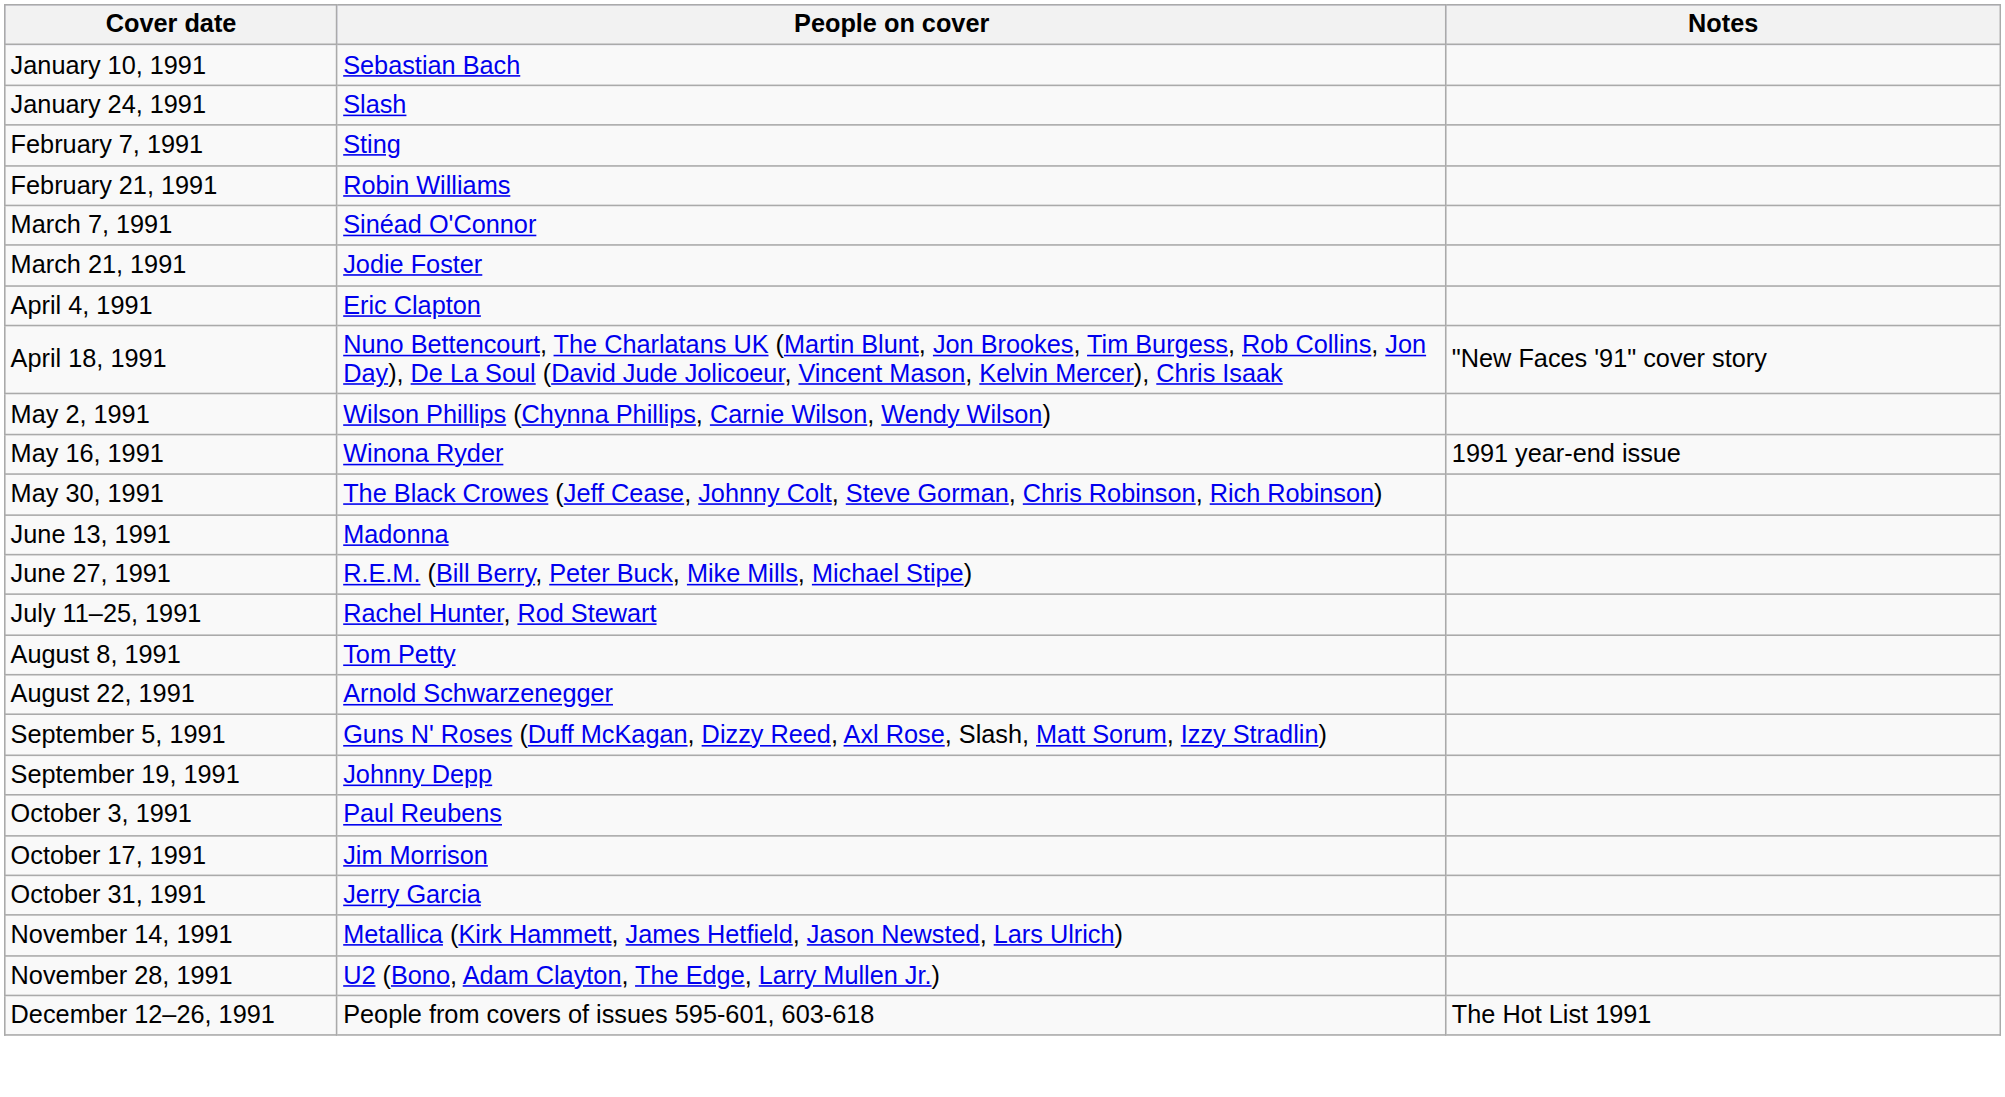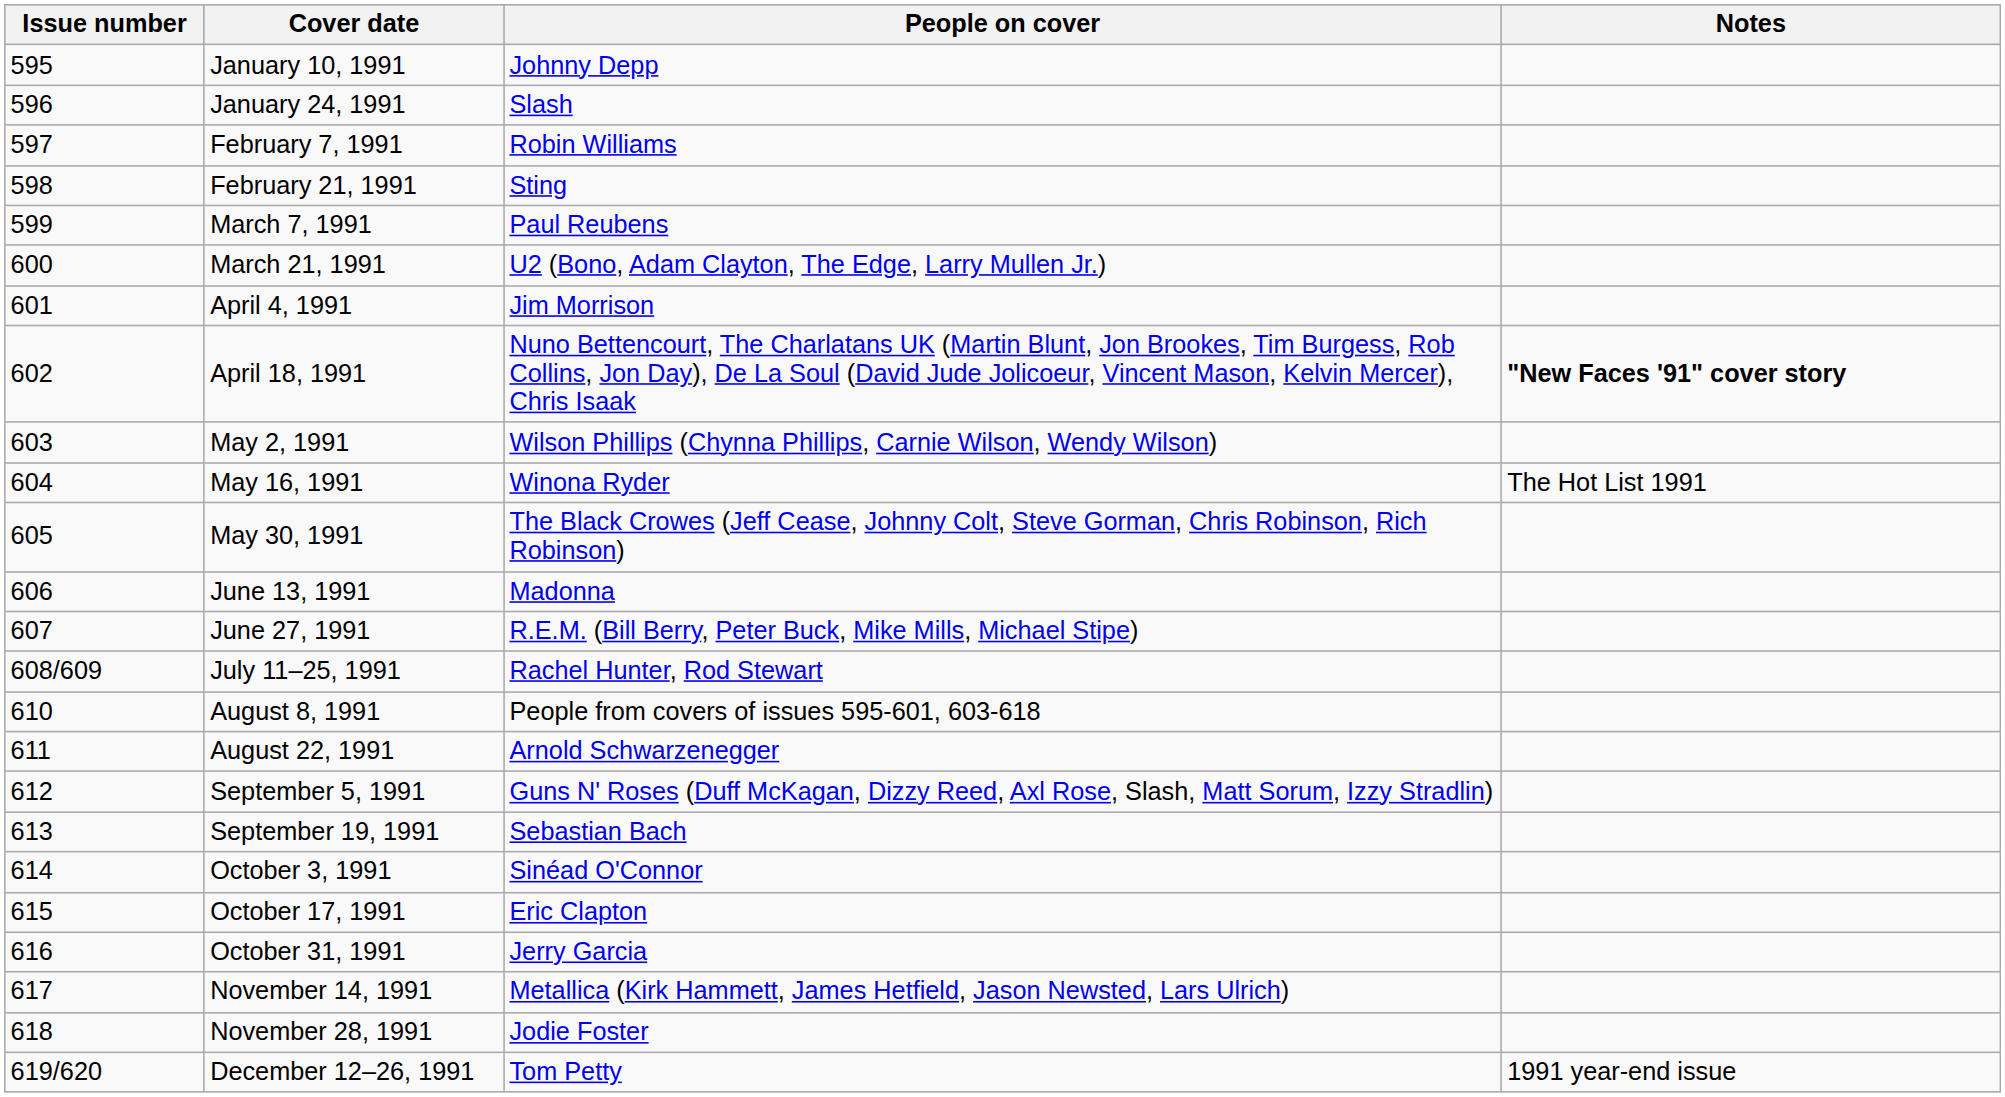+ column: (105, 24)
(432, 64) Sebastian Bach -> (584, 64) Johnny Depp
(372, 144) Sting -> (593, 144) Robin Williams
(427, 184) Robin Williams -> (538, 184) Sting
(440, 225) Sinéad O'Connor -> (589, 225) Paul Reubens
(413, 265) Jodie Foster -> (808, 265) U2 (Bono, Adam Clayton, The Edge, Larry Mullen Jr.)
(412, 305) Eric Clapton -> (582, 305) Jim Morrison
(1609, 359) normal -> (1677, 373) bold
(1566, 453) 1991 year-end issue -> (1607, 482) The Hot List 1991
(399, 654) Tom Petty -> (775, 711) People from covers of issues 595-601, 603-618
(418, 774) Johnny Depp -> (598, 831) Sebastian Bach
(423, 814) Paul Reubens -> (606, 871) Sinéad O'Connor
(416, 854) Jim Morrison -> (578, 911) Eric Clapton
(642, 975) U2 (Bono, Adam Clayton, The Edge, Larry Mullen Jr.) -> (579, 1031) Jodie Foster
(609, 1015) People from covers of issues 595-601, 603-618 -> (566, 1072) Tom Petty
(1552, 1015) The Hot List 1991 -> (1622, 1072) 1991 year-end issue
